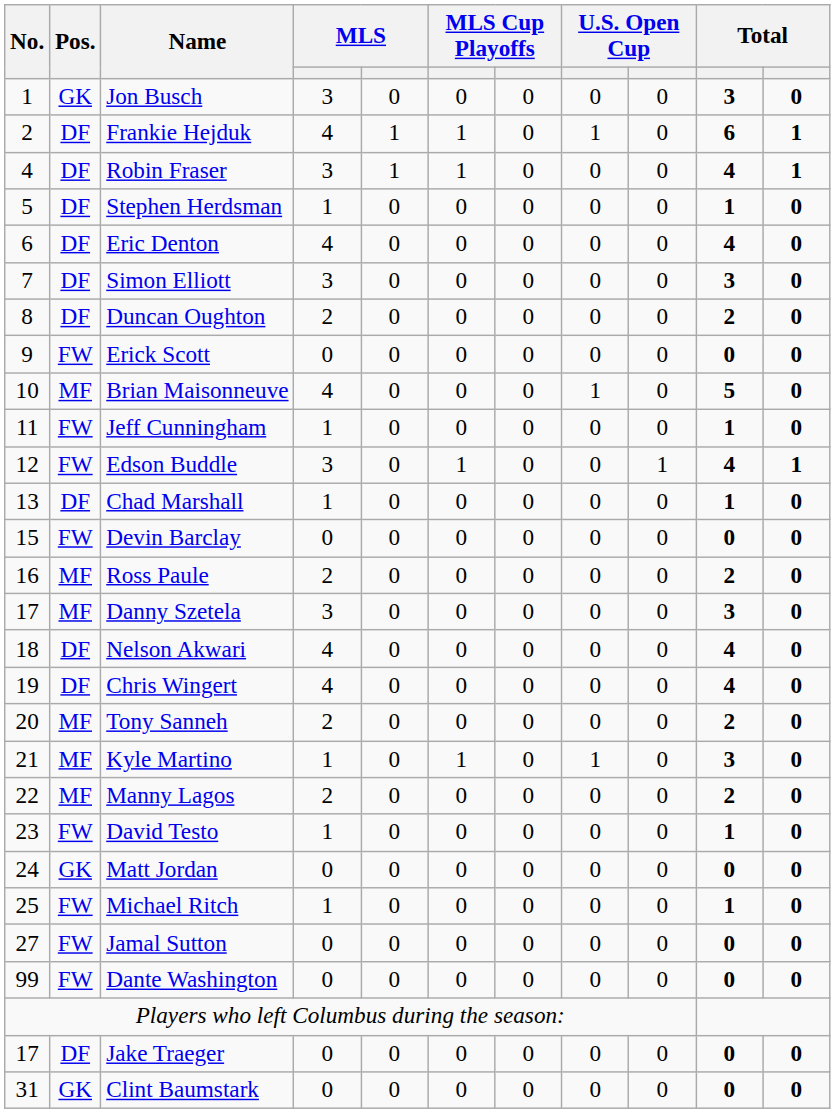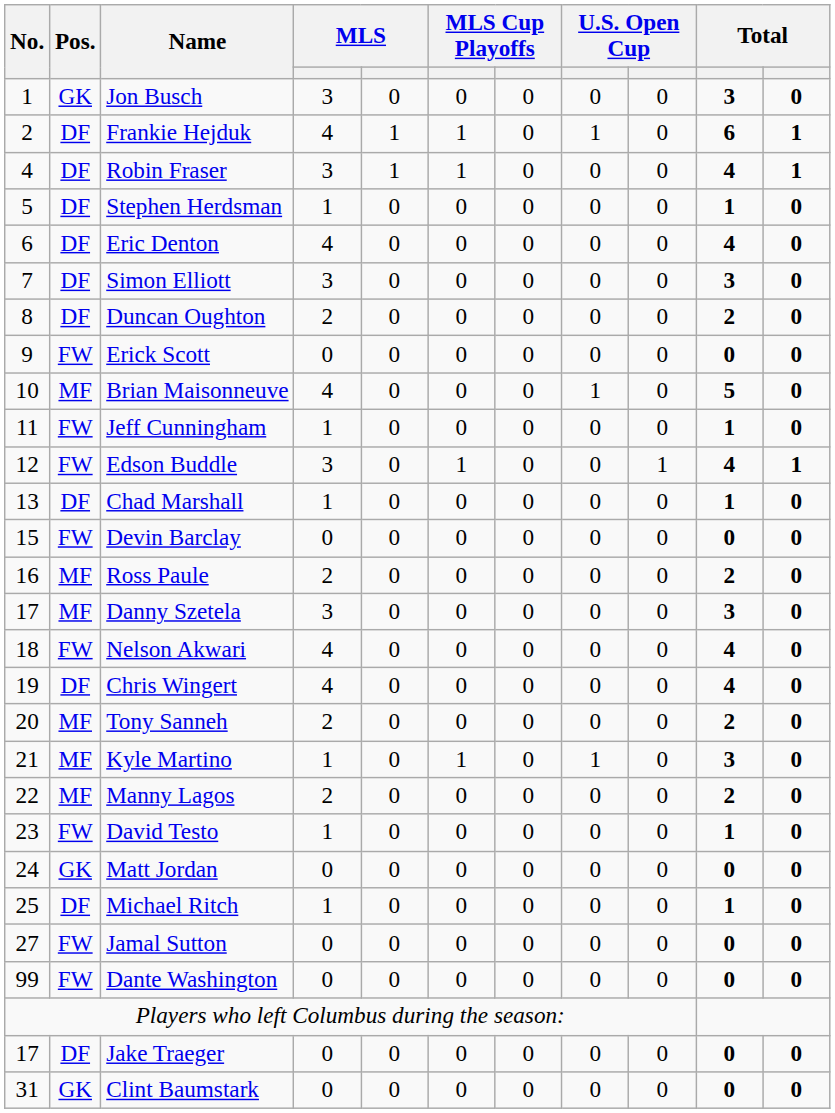(75, 648) DF -> (75, 648) FW
(75, 905) FW -> (75, 905) DF
